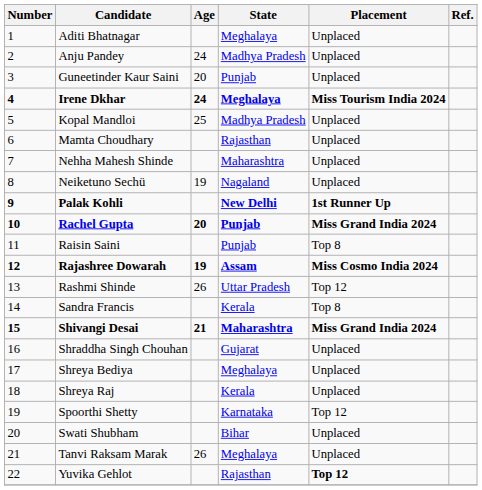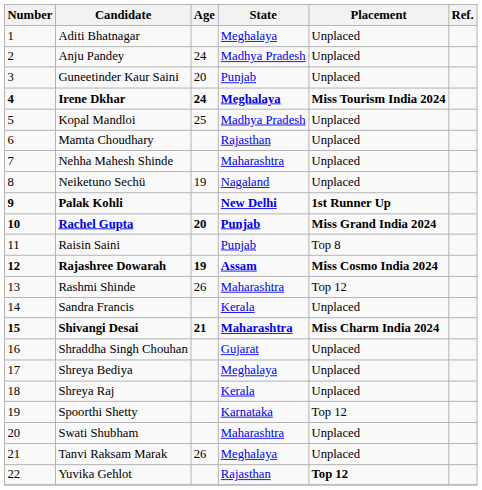(255, 287) Uttar Pradesh -> (252, 287) Maharashtra
(326, 307) Top 8 -> (336, 307) Unplaced
(374, 328) Miss Grand India 2024 -> (375, 328) Miss Charm India 2024
(235, 433) Bihar -> (252, 433) Maharashtra
